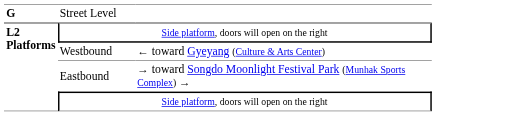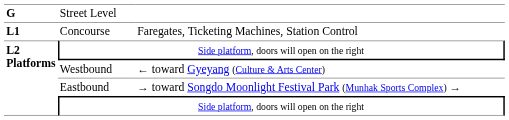+ row: (85, 31)
